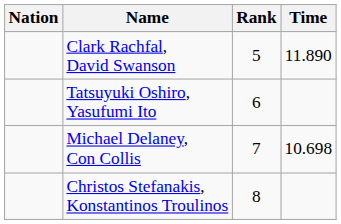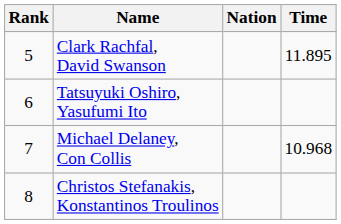columns swapped: (256, 18) <-> (33, 18)
(308, 55) 11.890 -> (308, 55) 11.895
(308, 149) 10.698 -> (308, 149) 10.968
